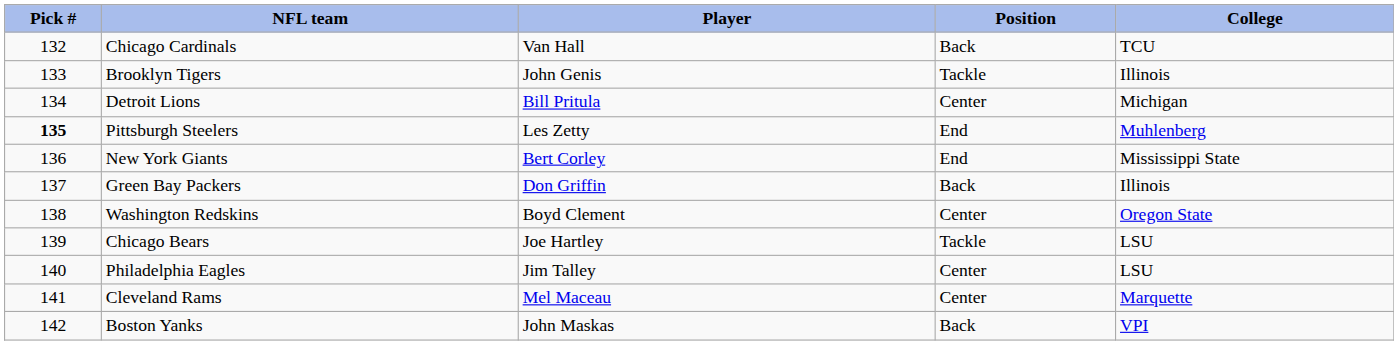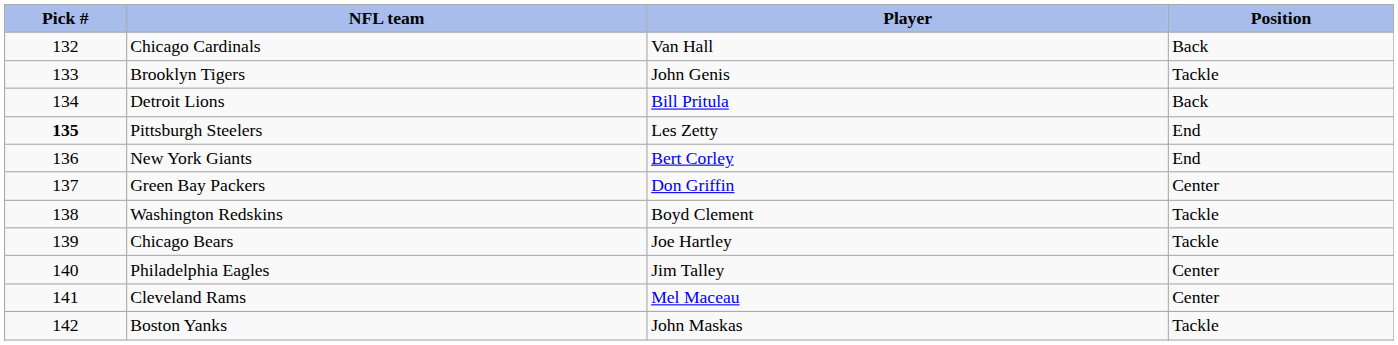- column: (1255, 18)
(963, 102) Center -> (1190, 102) Back
(957, 185) Back -> (1196, 185) Center
(963, 213) Center -> (1195, 213) Tackle
(957, 325) Back -> (1195, 325) Tackle
